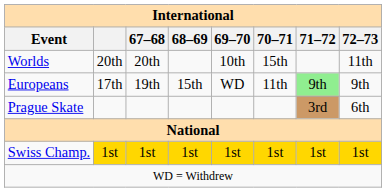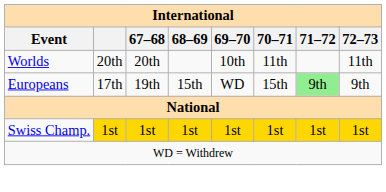(275, 61) 15th -> (275, 61) 11th
(275, 84) 11th -> (275, 84) 15th
- row: (46, 107)
